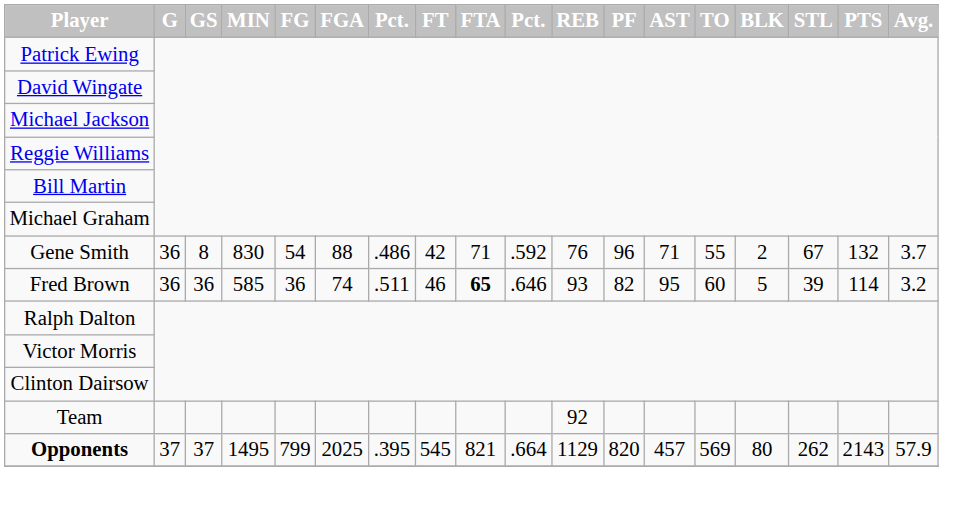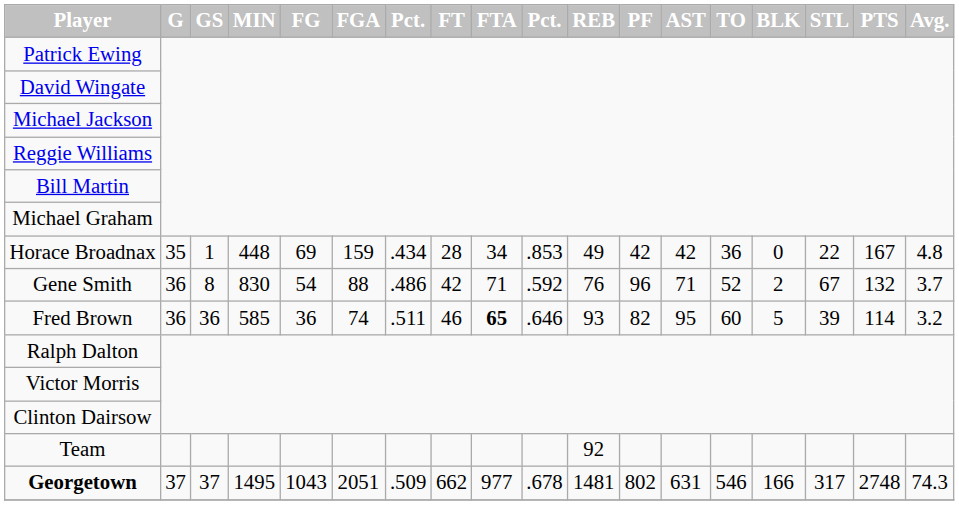+ row: (82, 251)
(715, 251) 55 -> (731, 284) 52
+ row: (82, 482)
- row: (80, 449)
